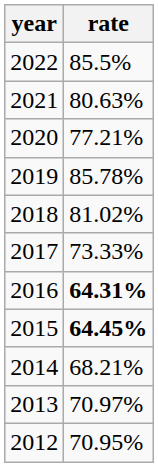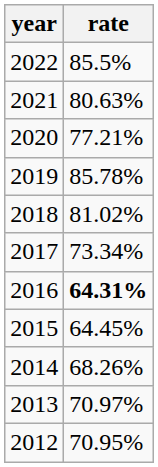(106, 251) 73.33% -> (106, 251) 73.34%
(108, 328) bold -> (106, 328) normal
(106, 366) 68.21% -> (106, 366) 68.26%
